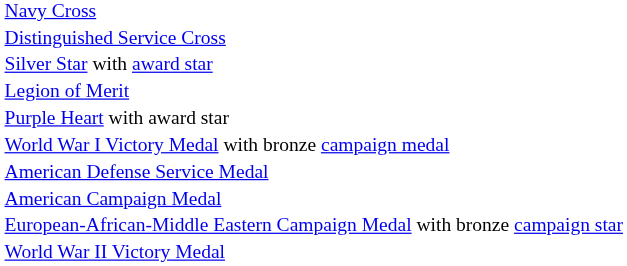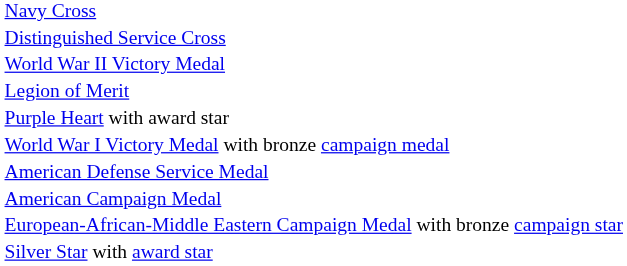rows swapped: (109, 64) <-> (115, 252)
